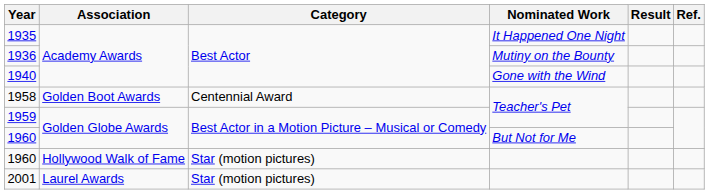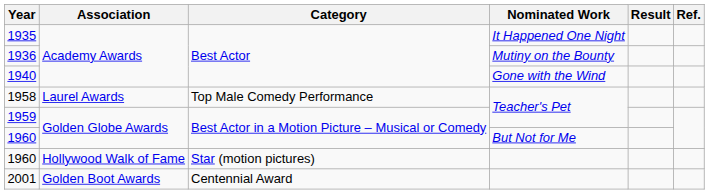(101, 96) Golden Boot Awards -> (83, 96) Laurel Awards
(242, 96) Centennial Award -> (282, 96) Top Male Comedy Performance
(83, 179) Laurel Awards -> (101, 179) Golden Boot Awards
(253, 179) Star (motion pictures) -> (242, 179) Centennial Award
